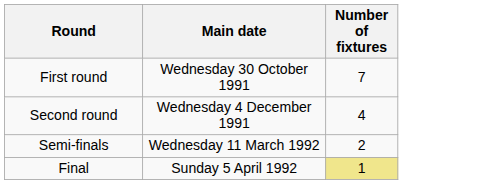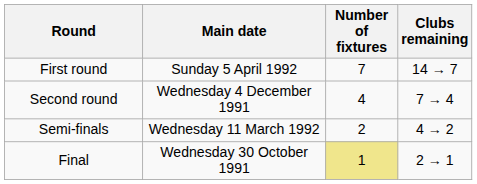+ column: (435, 31)
(234, 77) Wednesday 30 October 1991 -> (234, 69) Sunday 5 April 1992
(234, 168) Sunday 5 April 1992 -> (234, 160) Wednesday 30 October 1991
